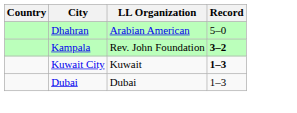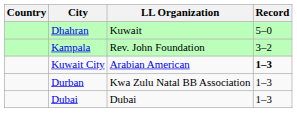(150, 30) Arabian American -> (126, 30) Kuwait
(218, 47) bold -> (264, 47) normal
(126, 64) Kuwait -> (150, 64) Arabian American
+ row: (67, 82)
